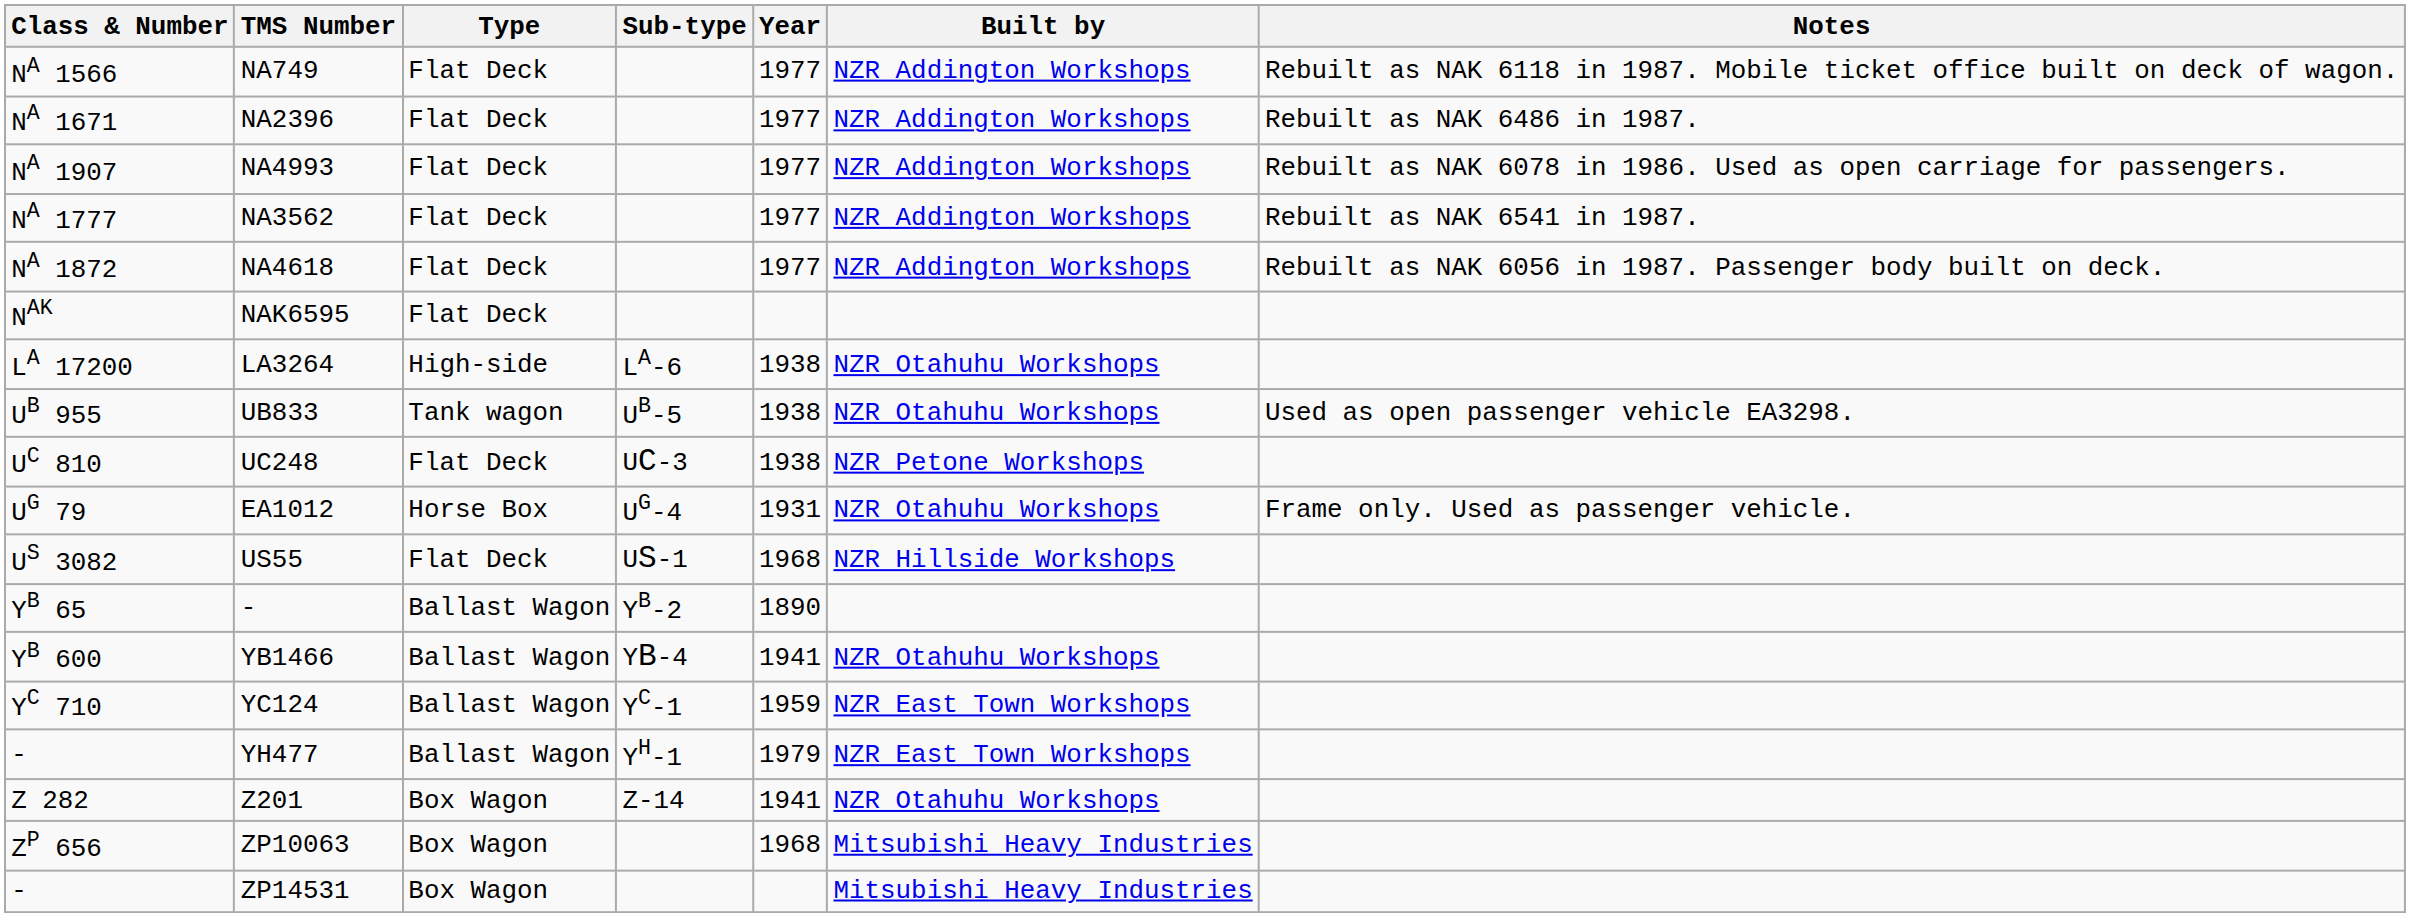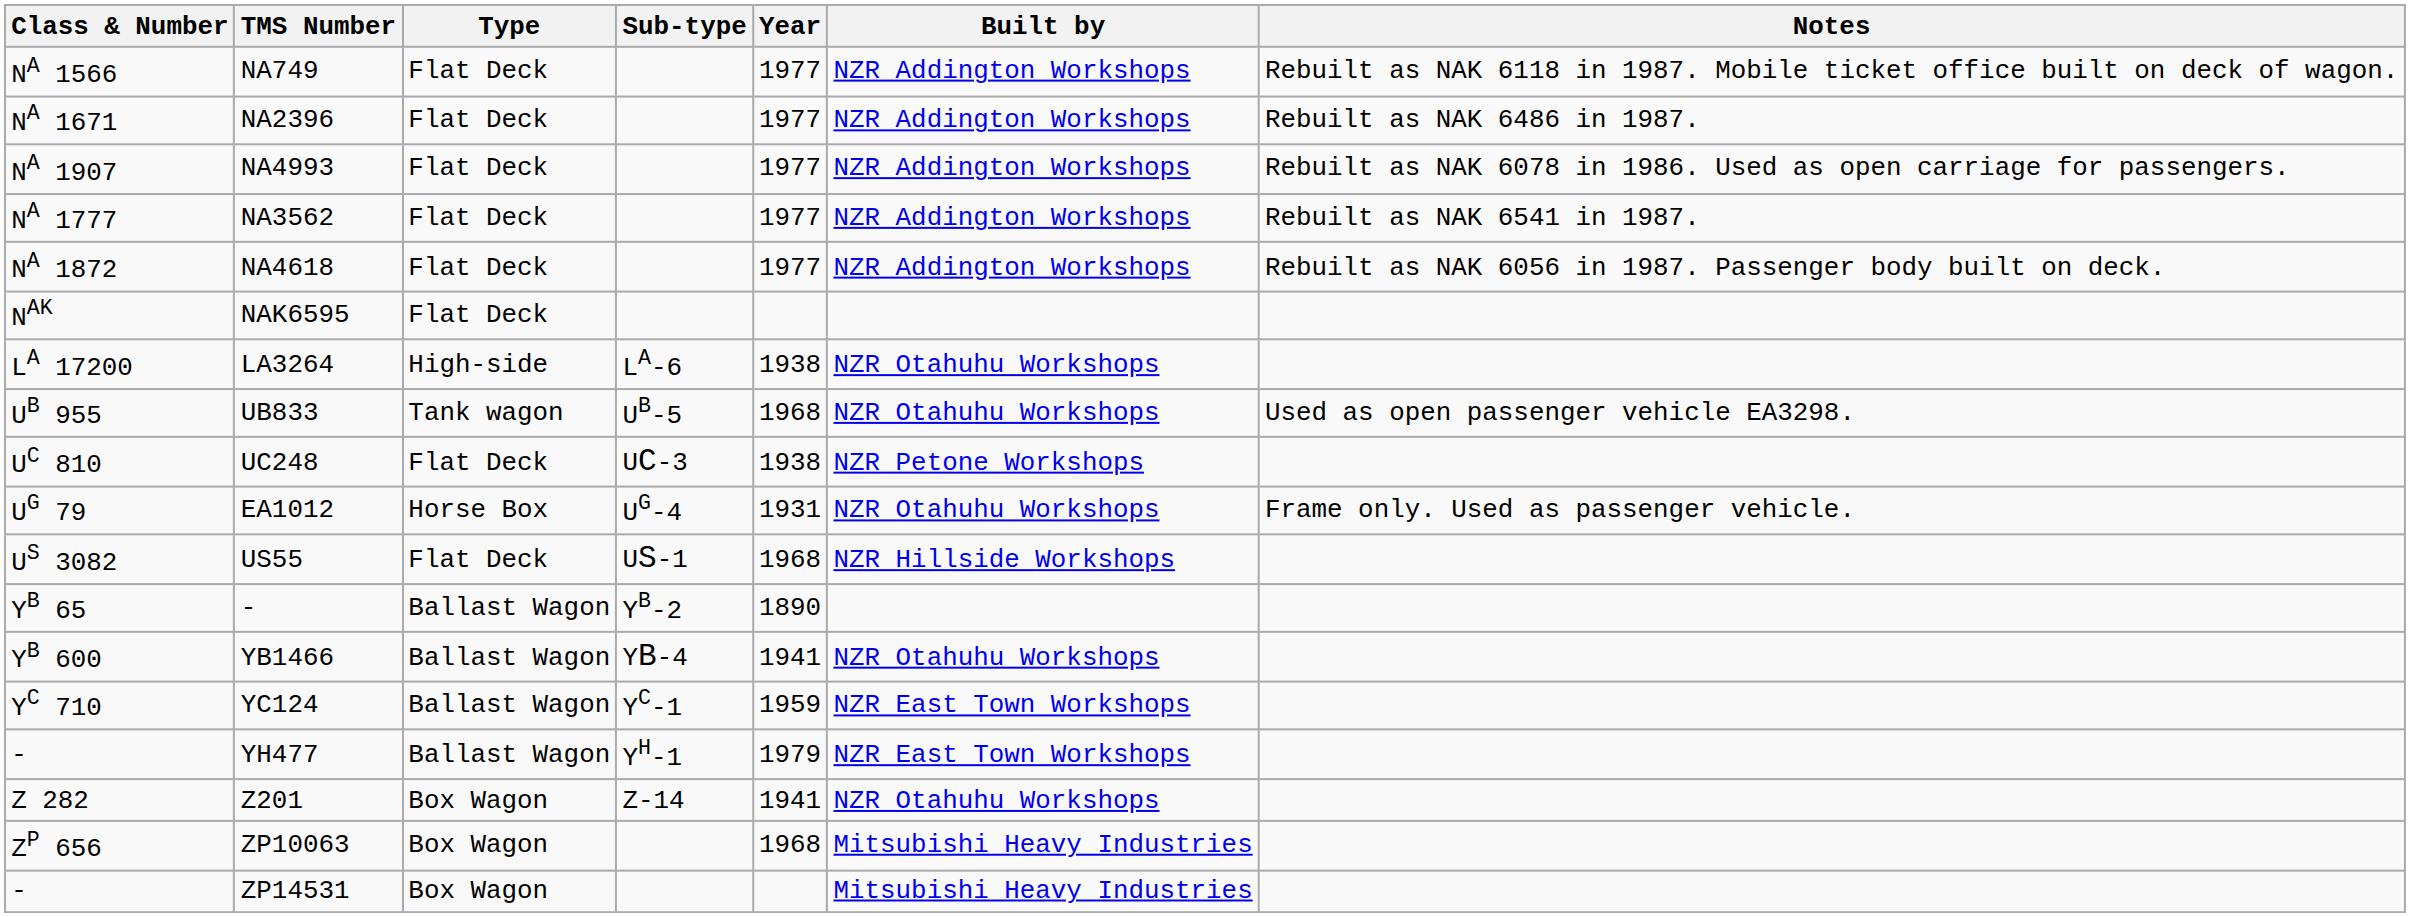(790, 413) 1938 -> (790, 413) 1968
